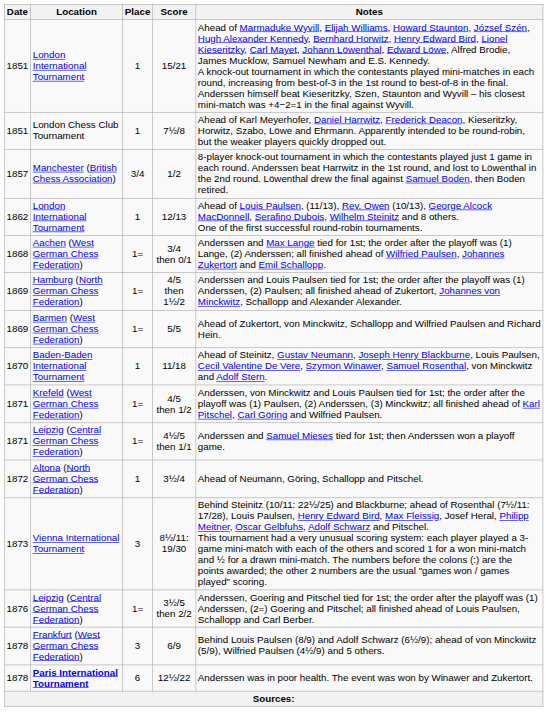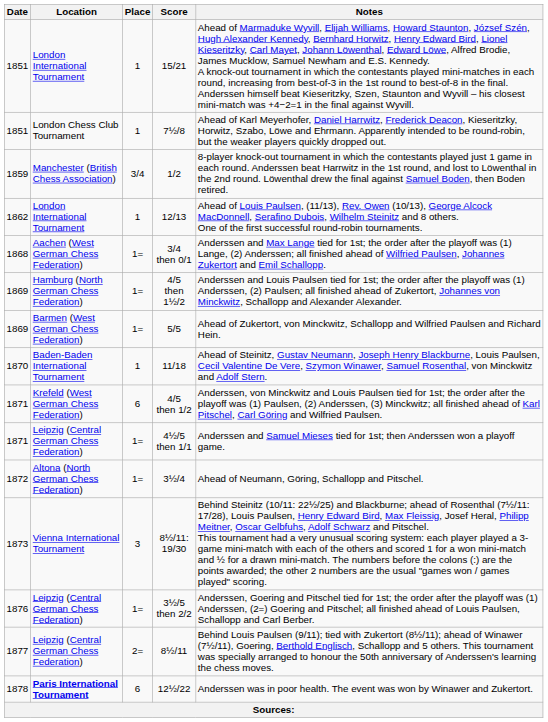(17, 173) 1857 -> (17, 173) 1859
(138, 404) 1= -> (138, 404) 6
(138, 478) 1 -> (138, 478) 1=
+ row: (174, 651)
- row: (174, 646)
